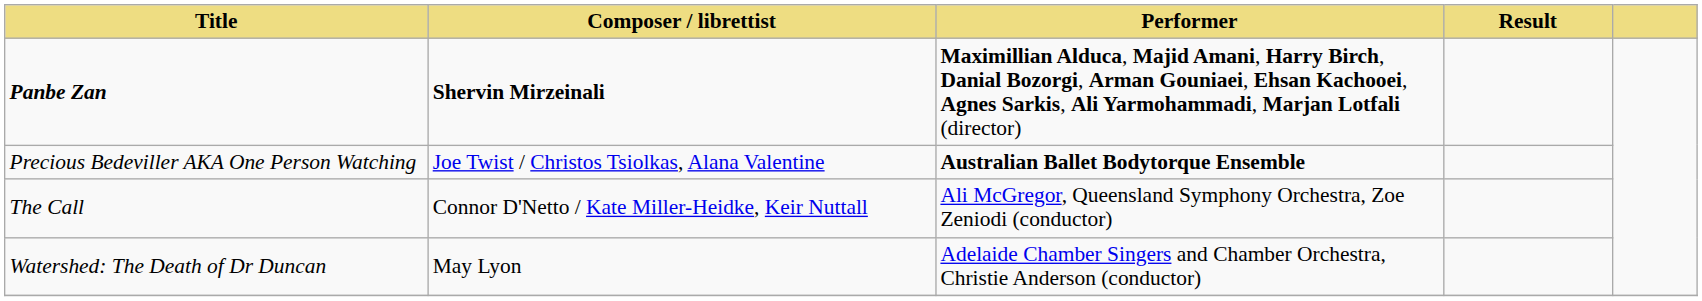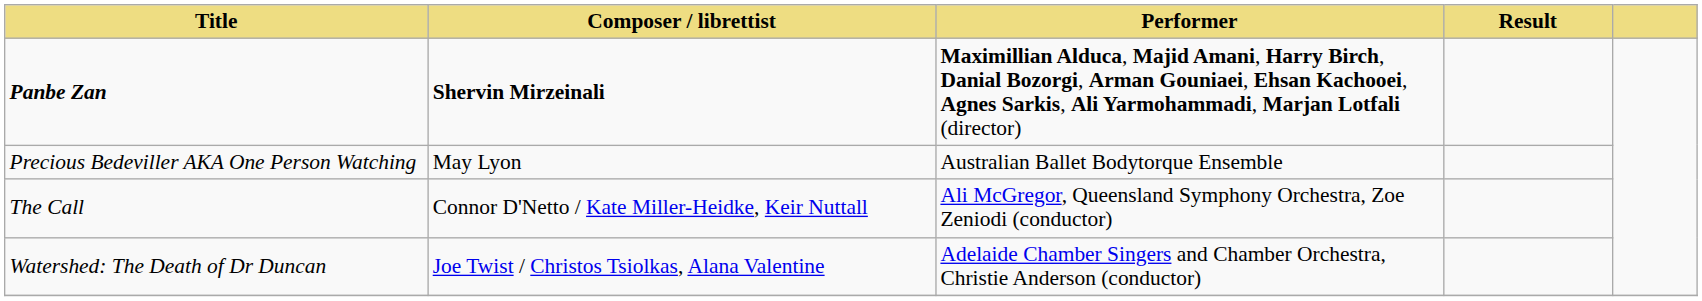(629, 161) Joe Twist / Christos Tsiolkas, Alana Valentine -> (477, 161) May Lyon
(1123, 161) bold -> (1112, 161) normal
(477, 266) May Lyon -> (629, 266) Joe Twist / Christos Tsiolkas, Alana Valentine
